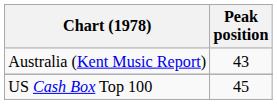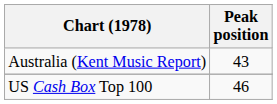(241, 86) 45 -> (241, 86) 46
